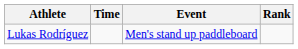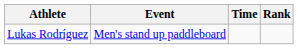columns swapped: (191, 14) <-> (107, 14)
